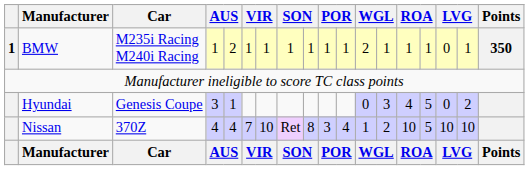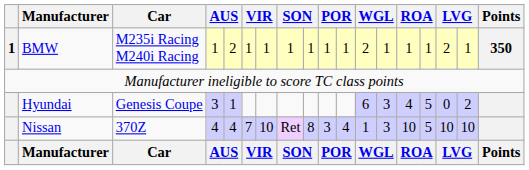(447, 48) 0 -> (447, 48) 2
(366, 104) 0 -> (366, 104) 6
(387, 128) 2 -> (387, 128) 3
